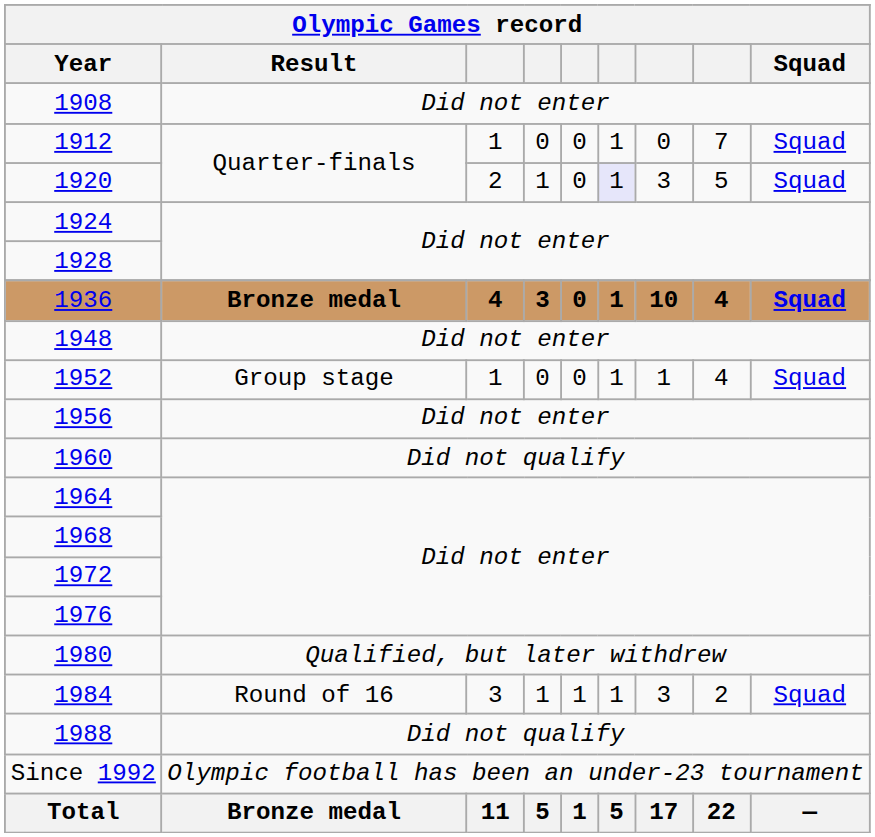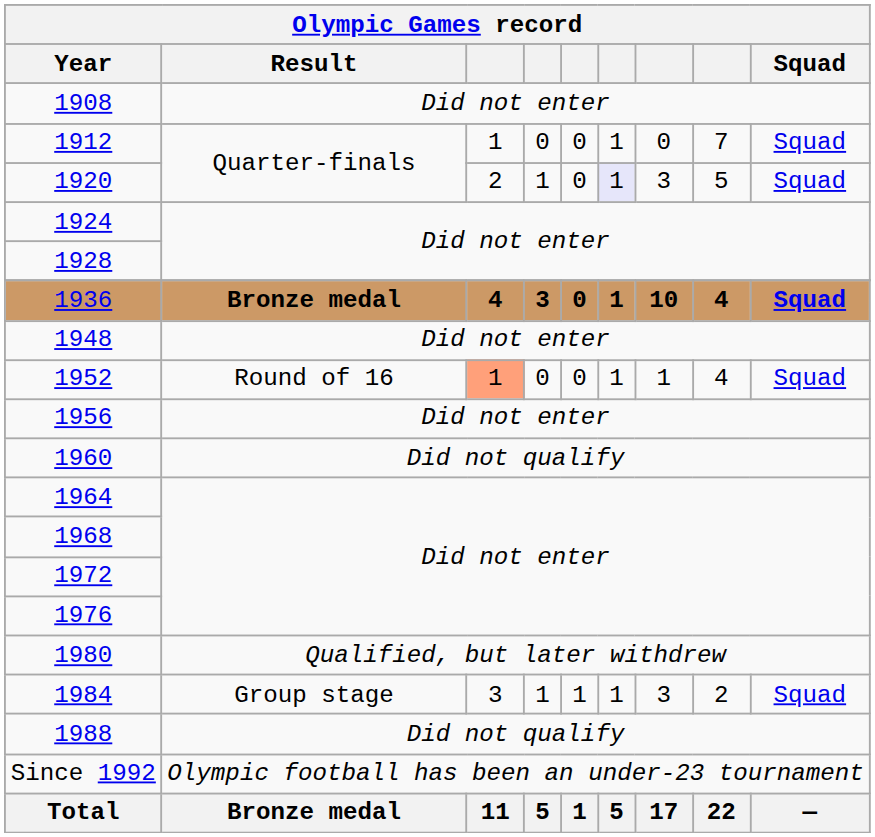(314, 379) Group stage -> (314, 379) Round of 16
(495, 379) no background -> (495, 379) lightsalmon background
(314, 695) Round of 16 -> (314, 695) Group stage
